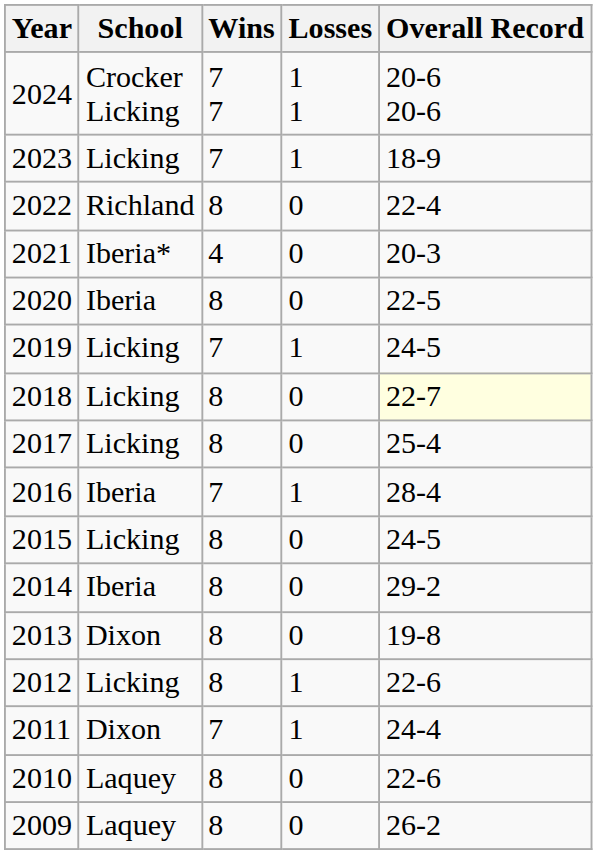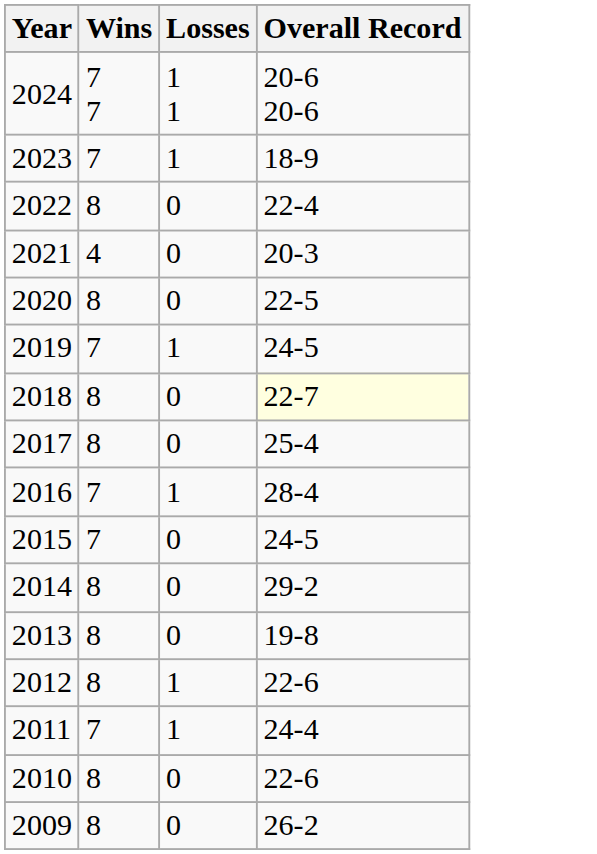- column: (140, 28)
(216, 539) 8 -> (93, 539) 7
